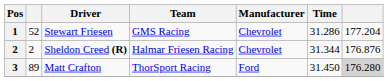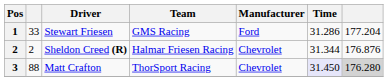(34, 31) 52 -> (34, 31) 33
(260, 31) Chevrolet -> (249, 31) Ford
(34, 67) 89 -> (34, 67) 88
(249, 67) Ford -> (260, 67) Chevrolet
(325, 67) no background -> (325, 67) lavender background
